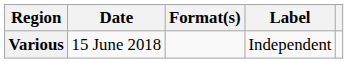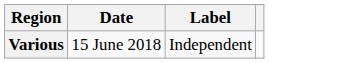- column: (205, 17)
